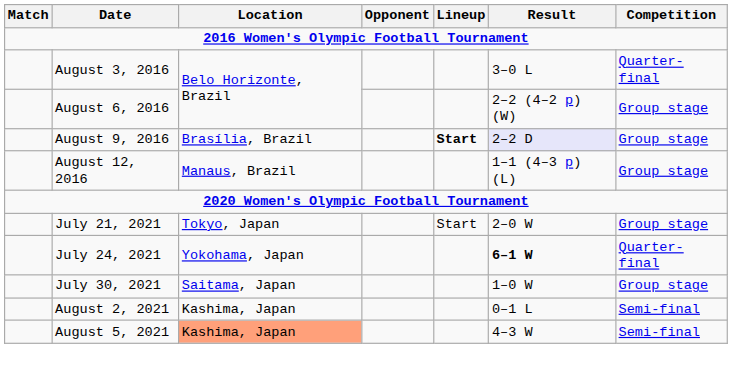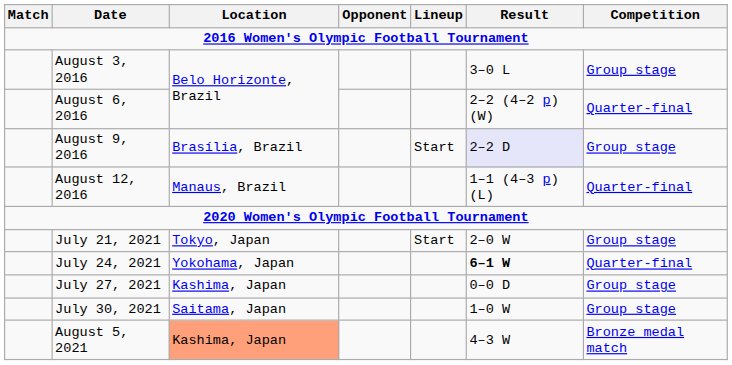(651, 69) Quarter-final -> (631, 69) Group stage
(663, 108) Group stage -> (639, 108) Quarter-final
(457, 139) bold -> (434, 147) normal
(663, 170) Group stage -> (639, 187) Quarter-final
+ row: (108, 286)
- row: (112, 309)
(659, 331) Semi-final -> (635, 340) Bronze medal match
